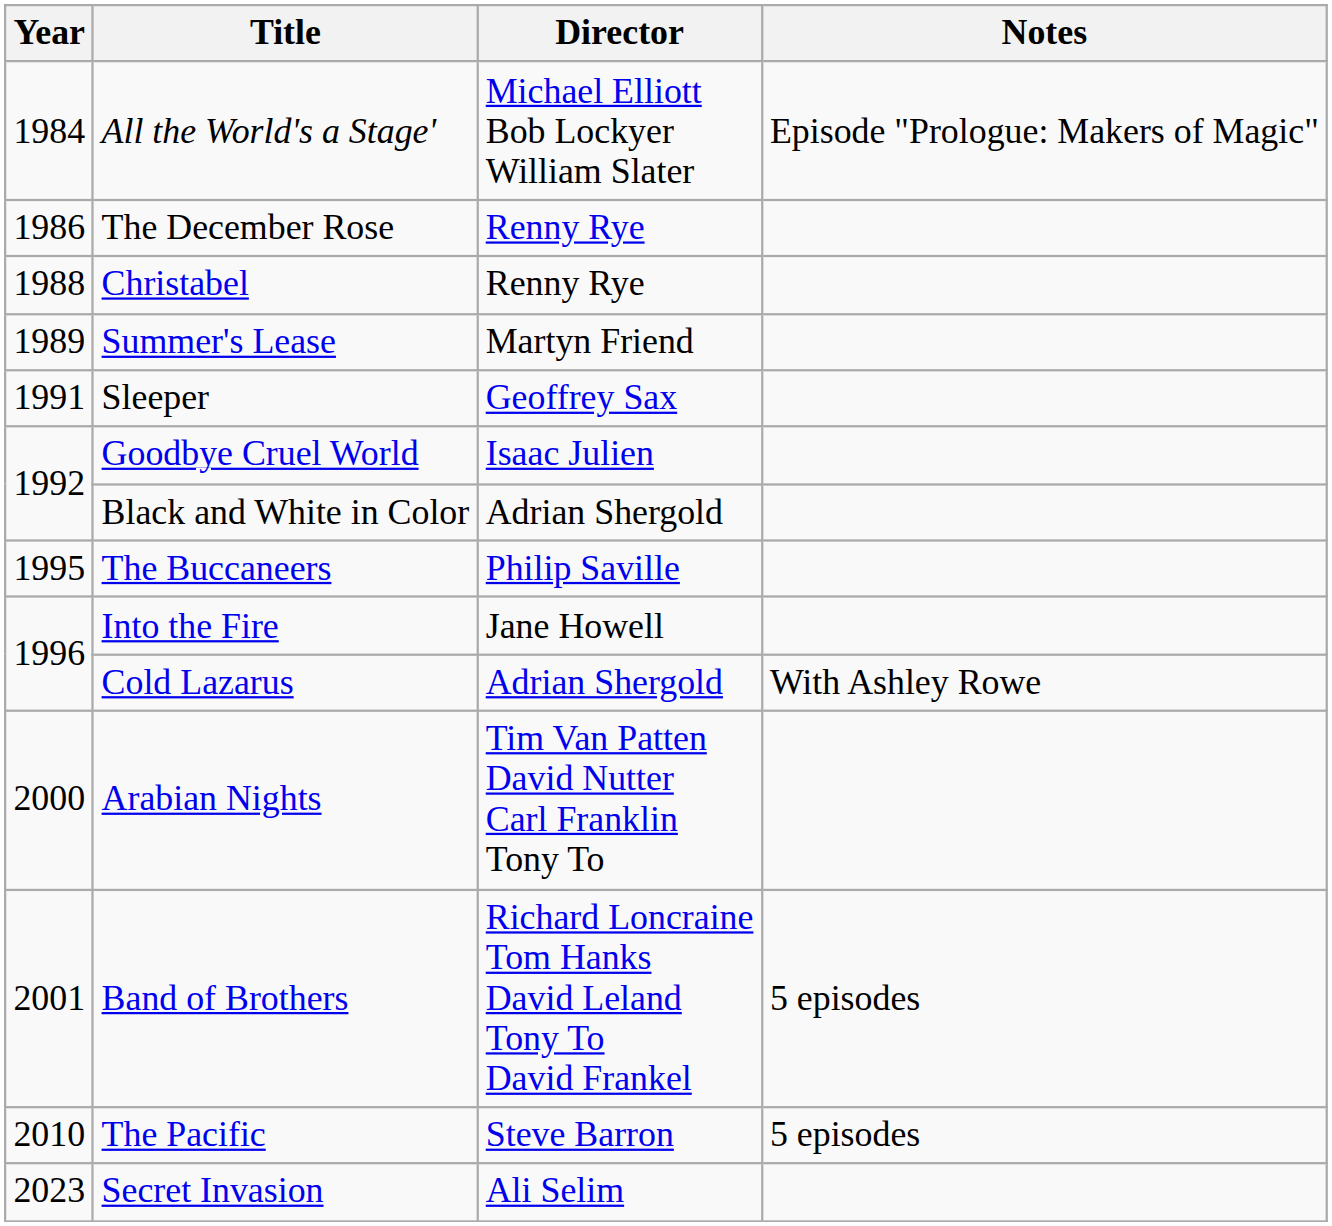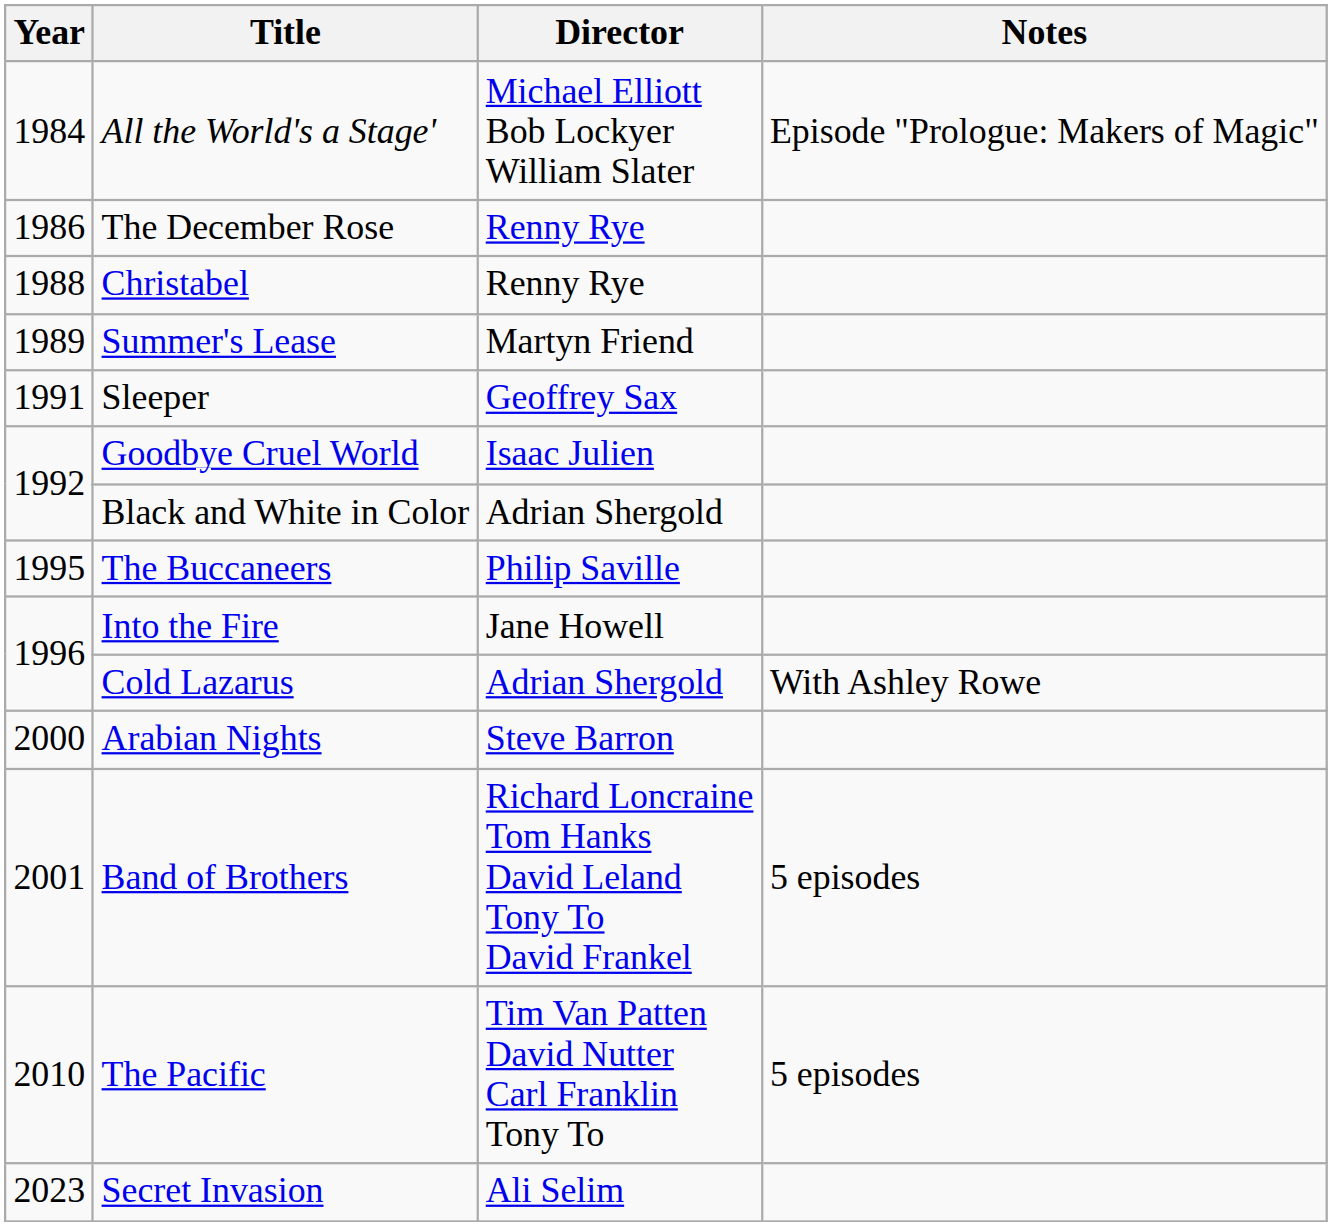(596, 799) Tim Van Patten David Nutter Carl Franklin Tony To -> (580, 738) Steve Barron
(580, 1134) Steve Barron -> (596, 1074) Tim Van Patten David Nutter Carl Franklin Tony To
